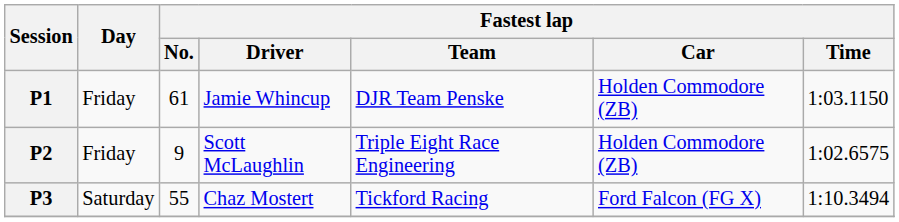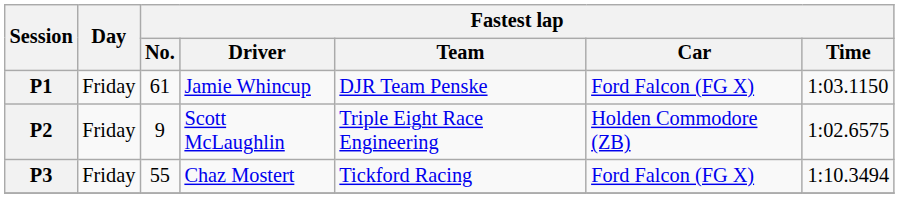(681, 98) Holden Commodore (ZB) -> (673, 86) Ford Falcon (FG X)
(118, 199) Saturday -> (109, 176) Friday
